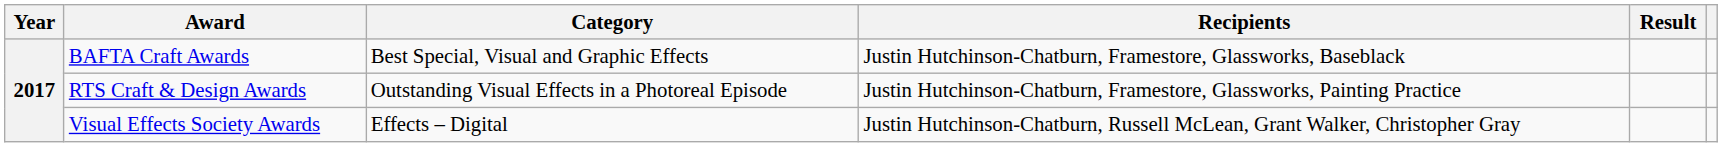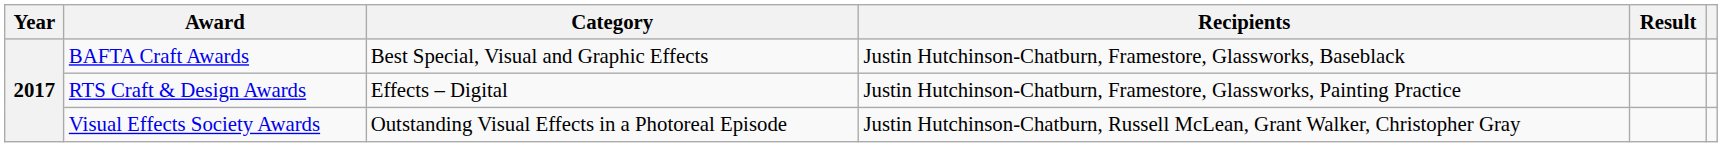(579, 90) Outstanding Visual Effects in a Photoreal Episode -> (439, 90) Effects – Digital
(439, 124) Effects – Digital -> (579, 124) Outstanding Visual Effects in a Photoreal Episode
